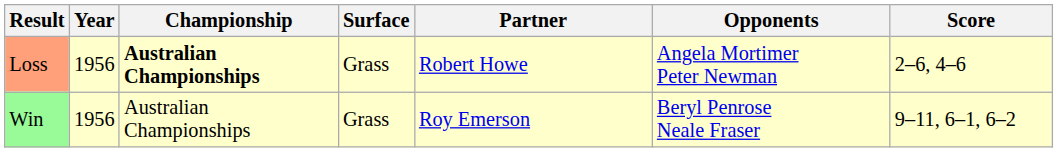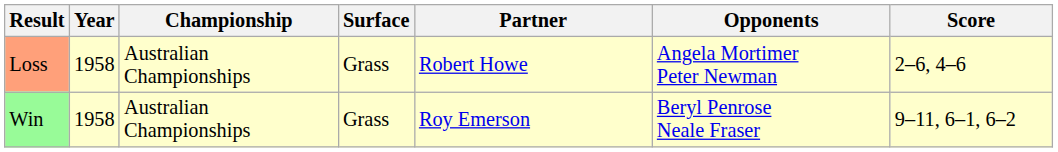(94, 64) 1956 -> (94, 64) 1958
(192, 64) bold -> (187, 64) normal
(94, 119) 1956 -> (94, 119) 1958
